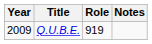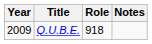(94, 30) 919 -> (94, 30) 918
